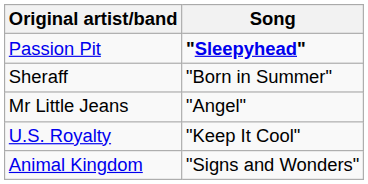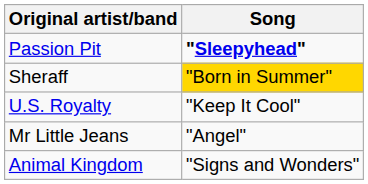(259, 77) no background -> (259, 77) gold background
rows swapped: (69, 106) <-> (60, 135)
